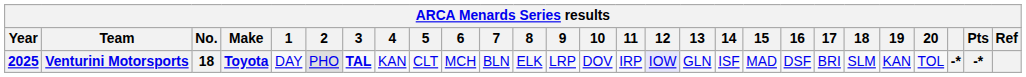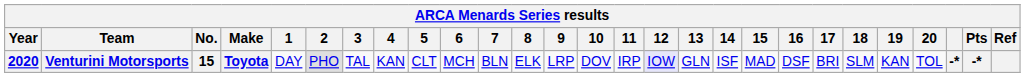(23, 61) 2025 -> (23, 61) 2020
(206, 61) 18 -> (206, 61) 15
(359, 61) bold -> (358, 61) normal
